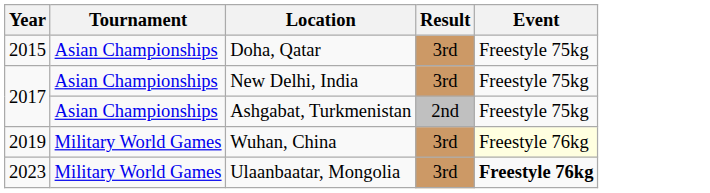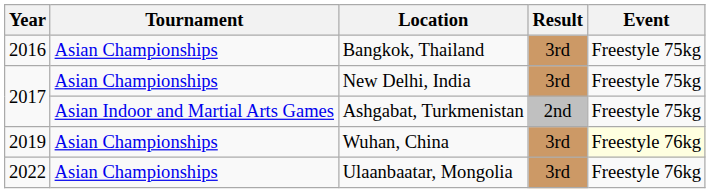- row: (275, 50)
+ row: (413, 50)
(136, 111) Asian Championships -> (194, 111) Asian Indoor and Martial Arts Games
(138, 142) Military World Games -> (136, 142) Asian Championships
(27, 172) 2023 -> (27, 172) 2022
(138, 172) Military World Games -> (136, 172) Asian Championships
(536, 172) bold -> (646, 172) normal
